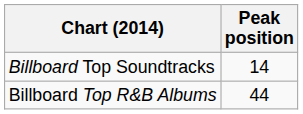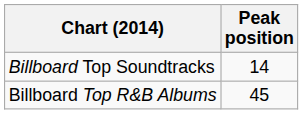(259, 94) 44 -> (259, 94) 45
